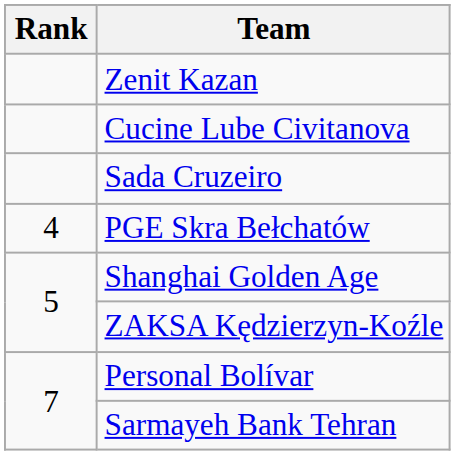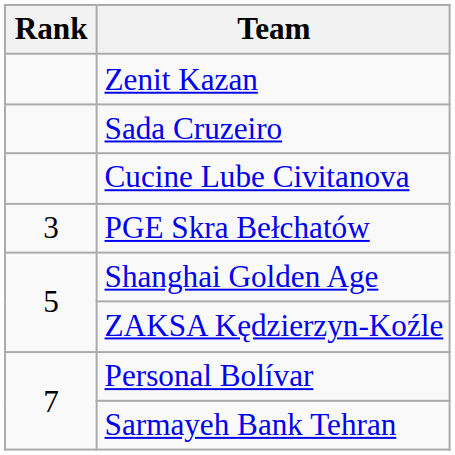rows swapped: (257, 128) <-> (193, 177)
(51, 227) 4 -> (51, 227) 3
